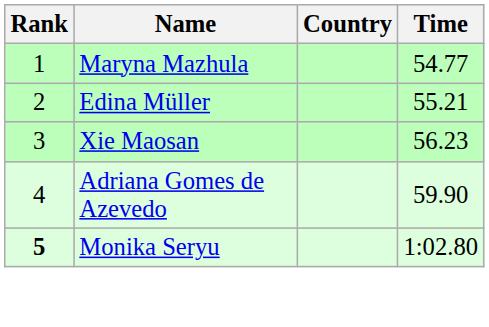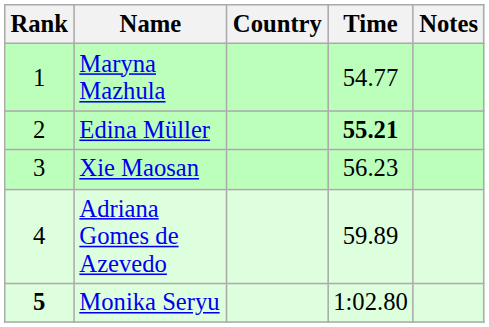+ column: (449, 24)
(441, 102) normal -> (370, 129) bold
(441, 194) 59.90 -> (370, 235) 59.89
